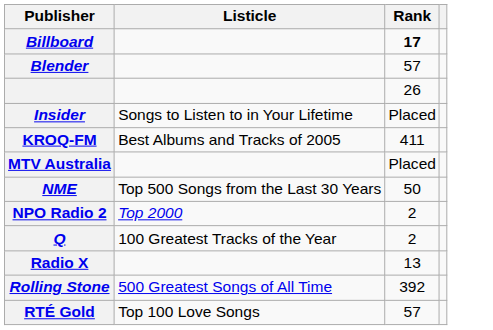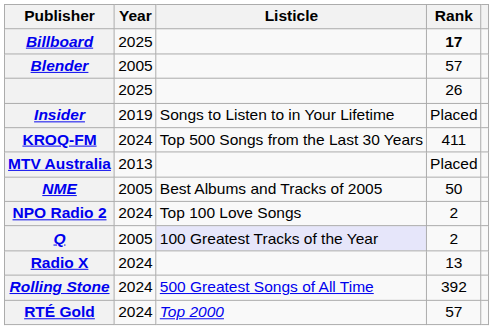+ column: (135, 16)
(229, 139) Best Albums and Tracks of 2005 -> (291, 139) Top 500 Songs from the Last 30 Years
(250, 189) Top 500 Songs from the Last 30 Years -> (271, 189) Best Albums and Tracks of 2005
(150, 213) Top 2000 -> (231, 213) Top 100 Love Songs
(227, 238) no background -> (269, 238) lavender background
(189, 312) Top 100 Love Songs -> (192, 312) Top 2000
